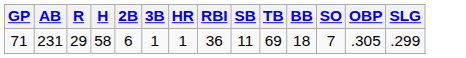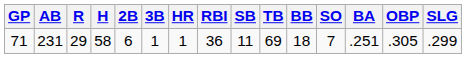+ column: (364, 16)
